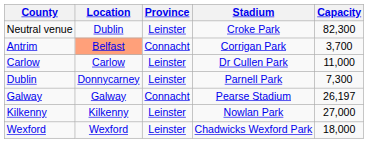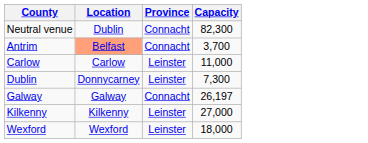- column: (253, 12)
(167, 29) Leinster -> (167, 29) Connacht
